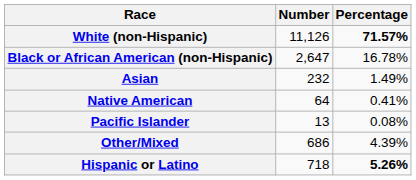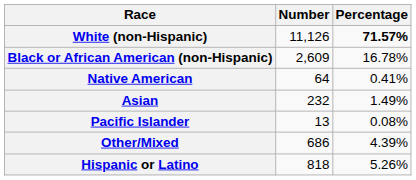(313, 57) 2,647 -> (313, 57) 2,609
rows swapped: (140, 100) <-> (140, 79)
(318, 164) 718 -> (318, 164) 818
(389, 164) bold -> (389, 164) normal
